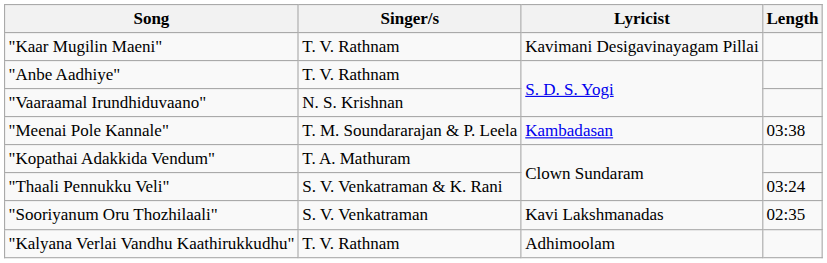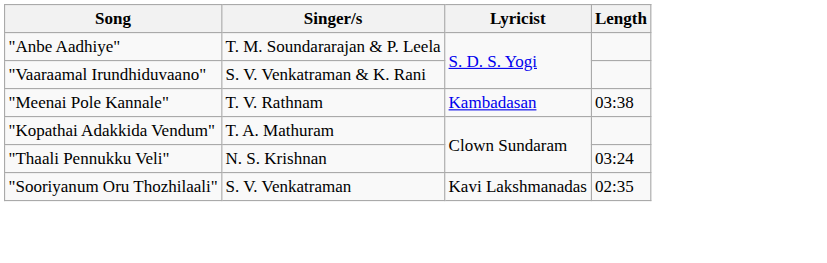- row: (85, 46)
(351, 74) T. V. Rathnam -> (333, 46) T. M. Soundararajan & P. Leela
(353, 102) N. S. Krishnan -> (326, 74) S. V. Venkatraman & K. Rani
(410, 131) T. M. Soundararajan & P. Leela -> (274, 102) T. V. Rathnam
(402, 187) S. V. Venkatraman & K. Rani -> (276, 159) N. S. Krishnan
- row: (151, 243)
